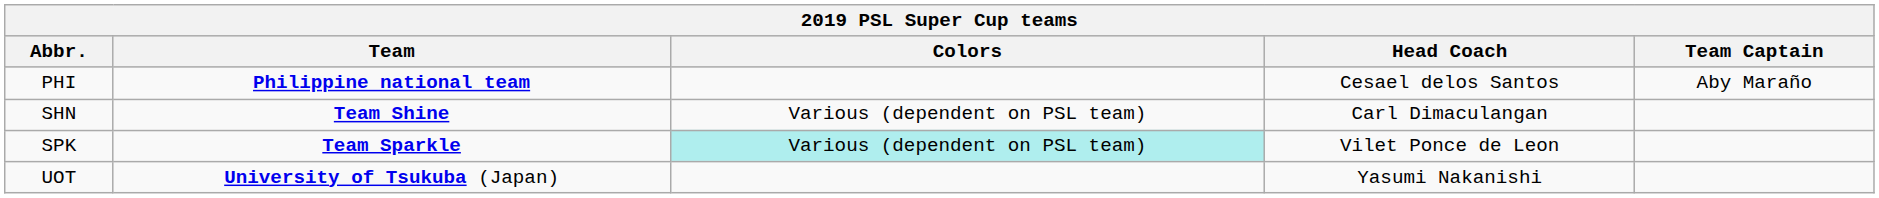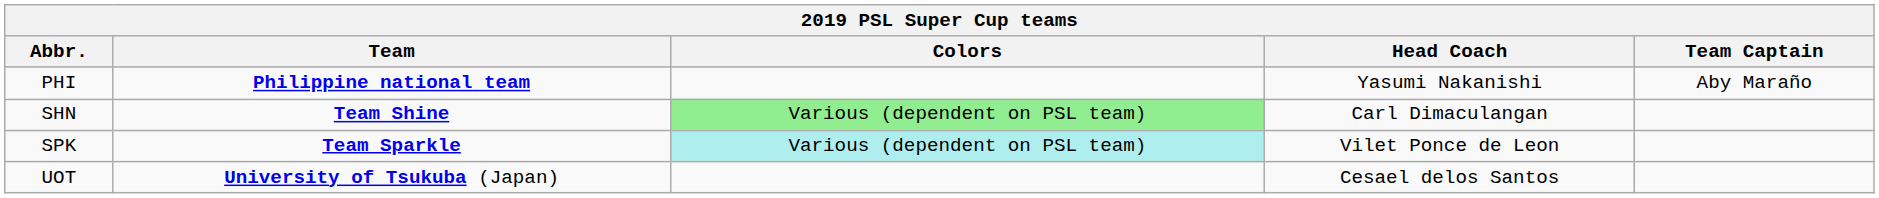(1450, 83) Cesael delos Santos -> (1450, 83) Yasumi Nakanishi
(967, 114) no background -> (967, 114) lightgreen background
(1450, 177) Yasumi Nakanishi -> (1450, 177) Cesael delos Santos
